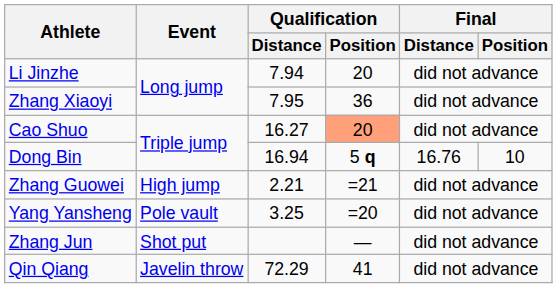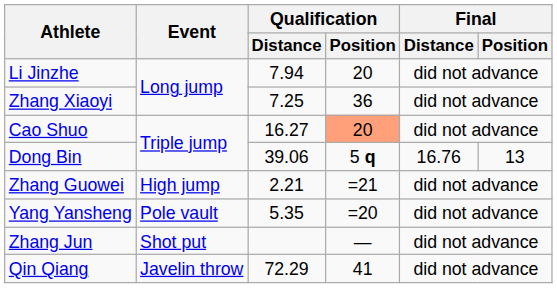(287, 101) 7.95 -> (287, 101) 7.25
(287, 157) 16.94 -> (287, 157) 39.06
(515, 157) 10 -> (515, 157) 13
(287, 213) 3.25 -> (287, 213) 5.35
